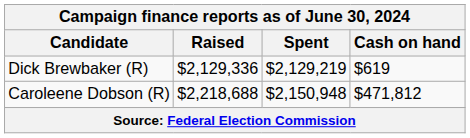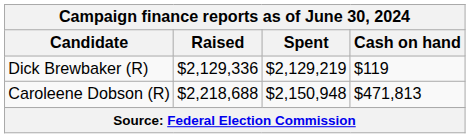(372, 68) $619 -> (371, 68) $119
(388, 94) $471,812 -> (388, 94) $471,813
